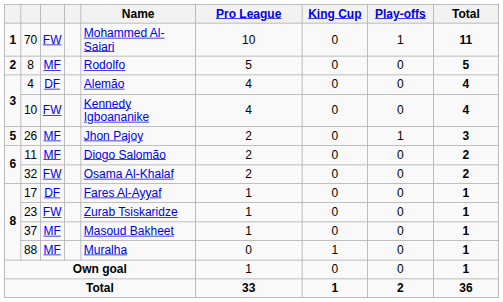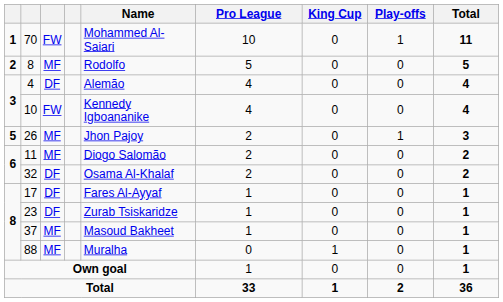(52, 174) FW -> (52, 174) DF
(52, 212) FW -> (52, 212) DF
